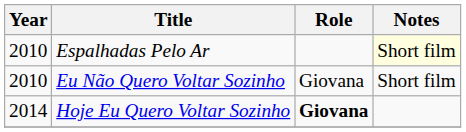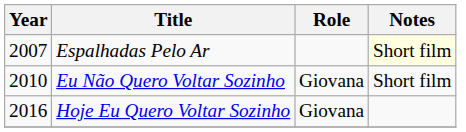(28, 50) 2010 -> (28, 50) 2007
(28, 111) 2014 -> (28, 111) 2016
(334, 111) bold -> (332, 111) normal
